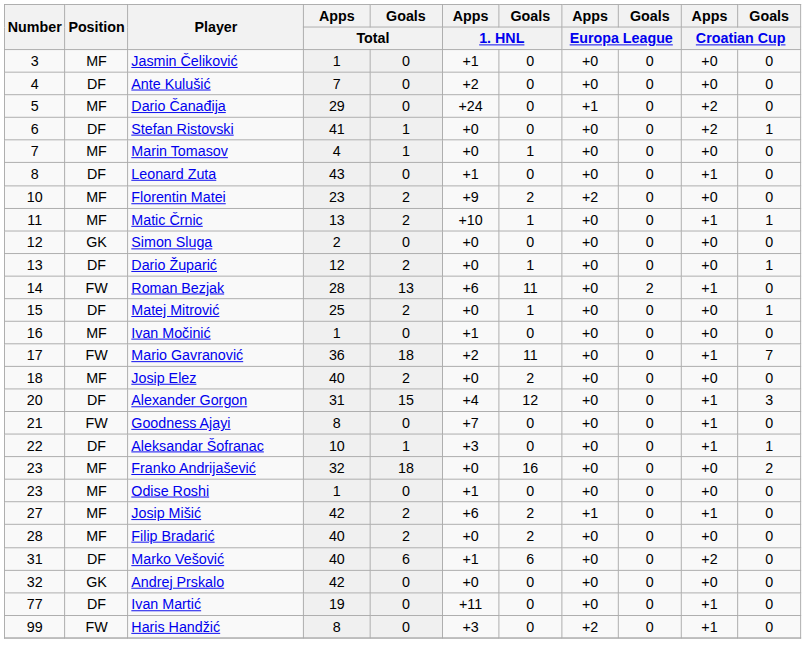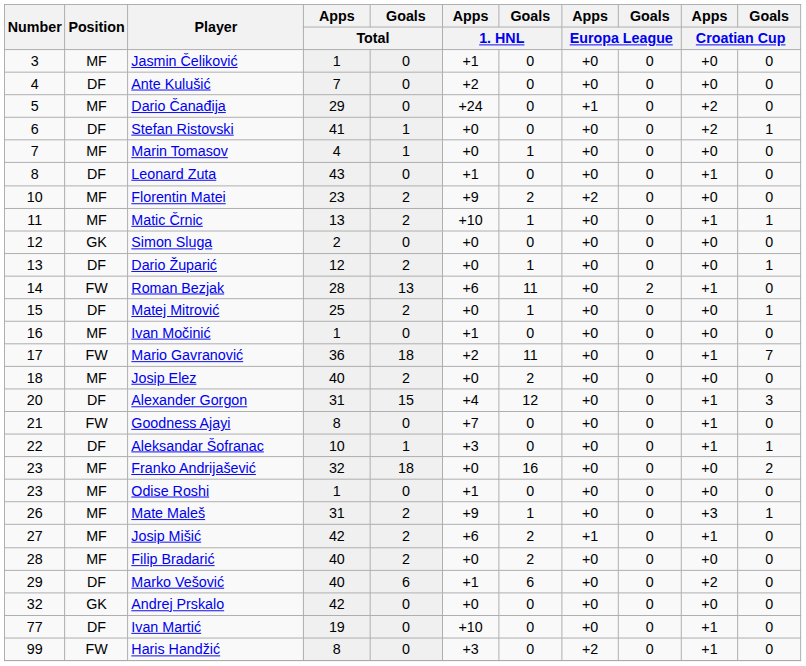+ row: (168, 514)
(35, 559) 31 -> (35, 581) 29
(471, 604) +11 -> (471, 627) +10
